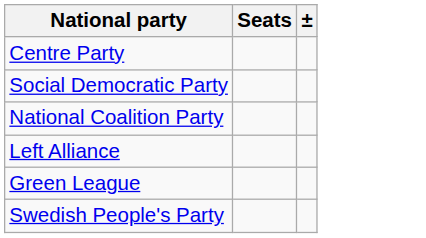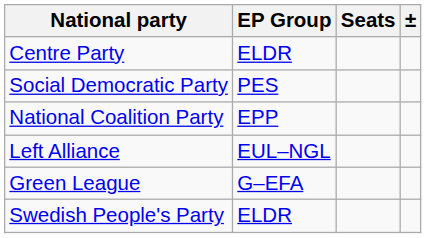+ column: (284, 20)
